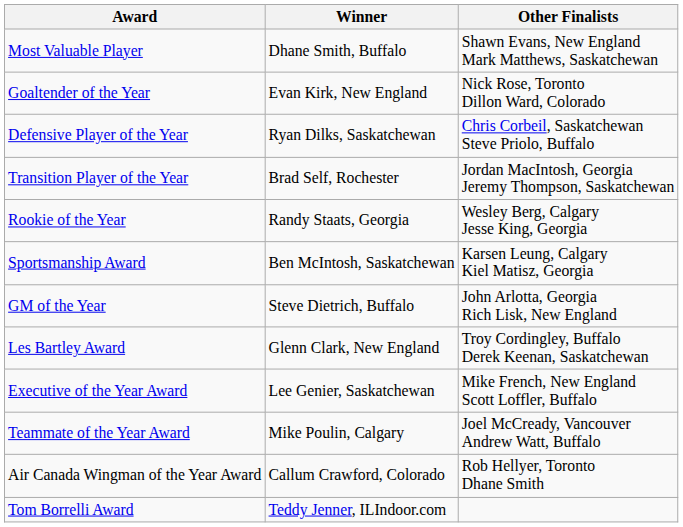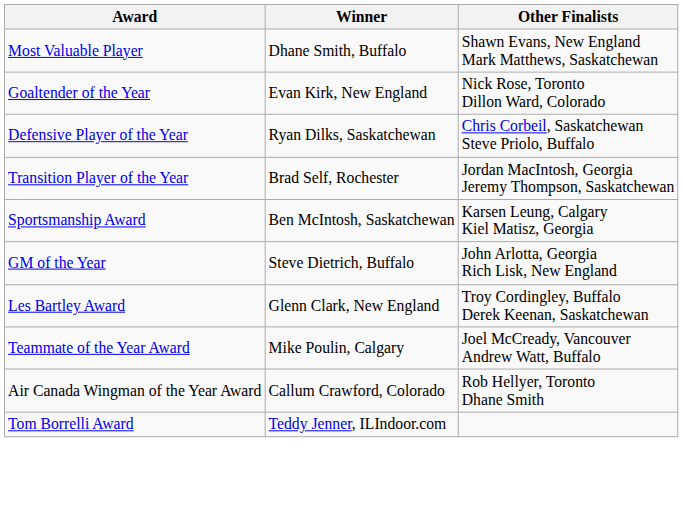- row: (67, 220)
- row: (98, 390)
